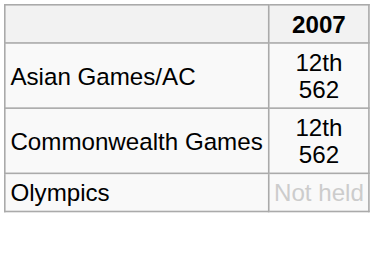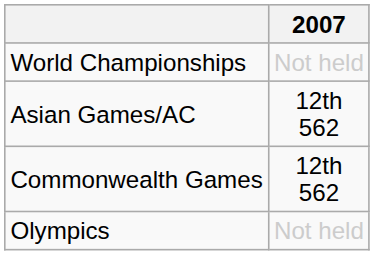+ row: (128, 62)
